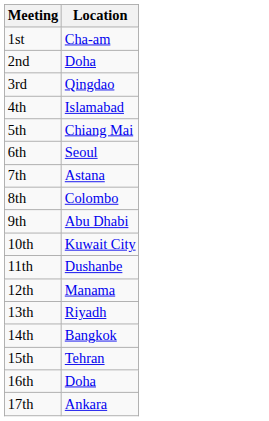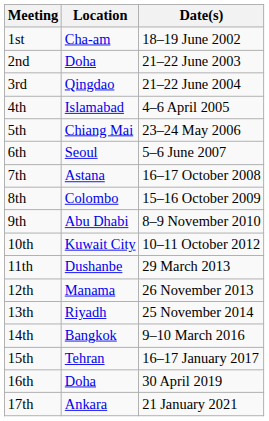+ column: (201, 15)
